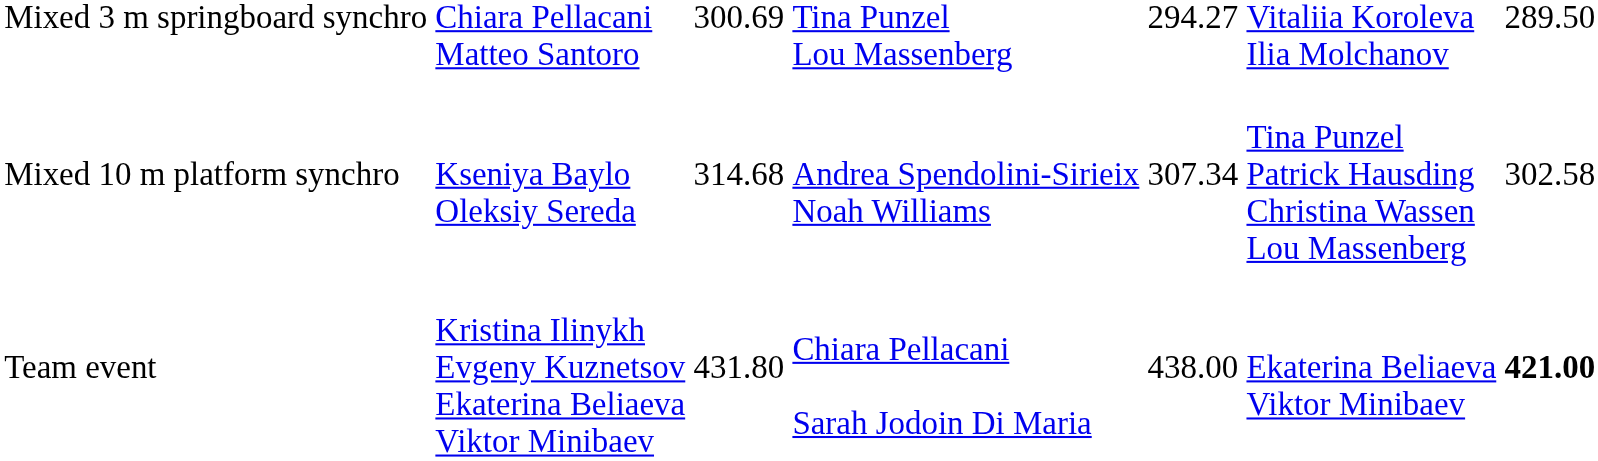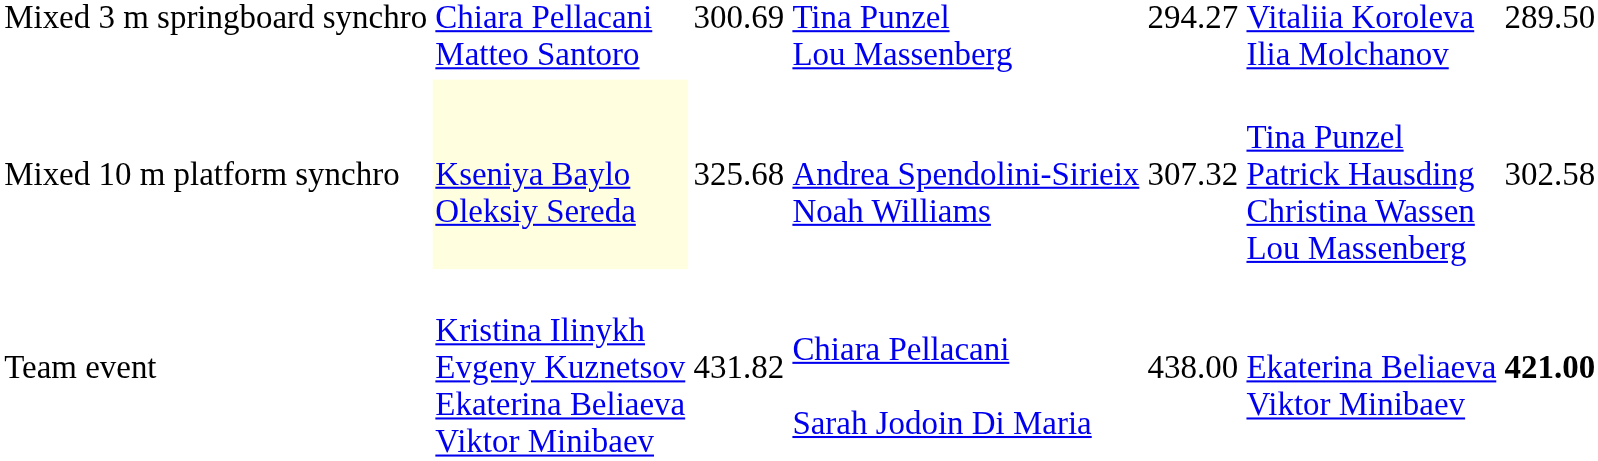(536, 192) no background -> (536, 192) lightyellow background
(739, 173) 314.68 -> (739, 173) 325.68
(1193, 173) 307.34 -> (1193, 173) 307.32
(739, 367) 431.80 -> (739, 367) 431.82
